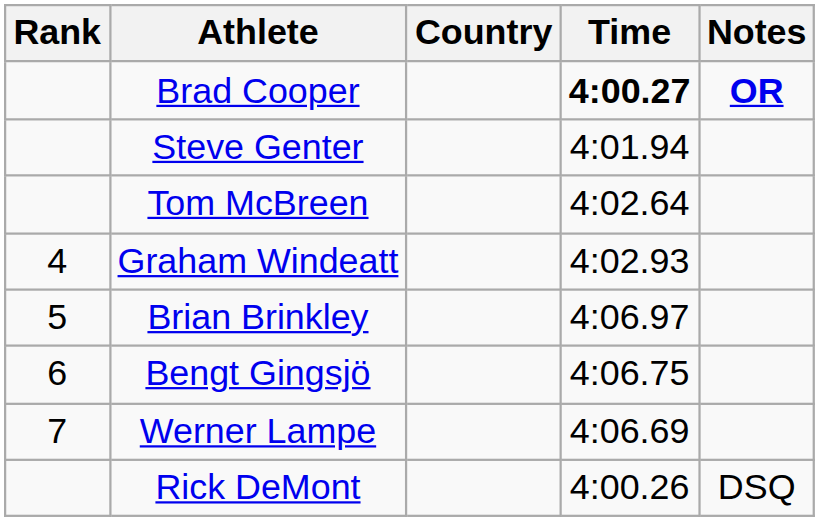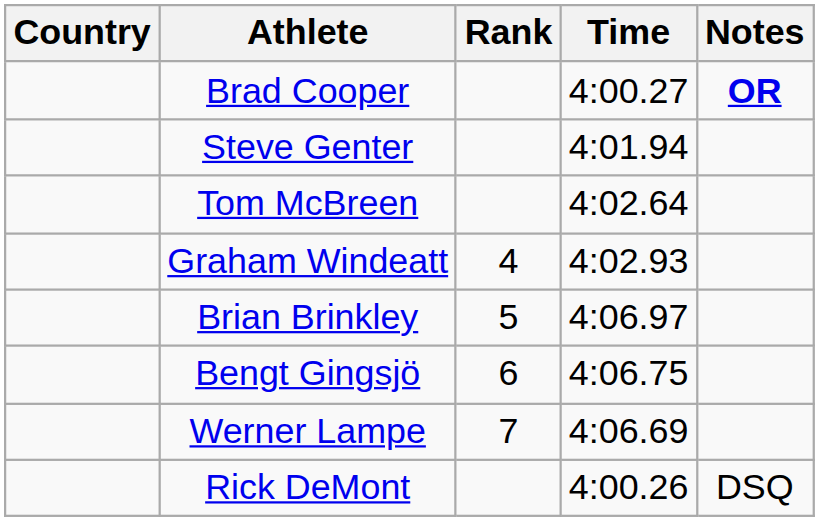columns swapped: (57, 32) <-> (484, 32)
(630, 89) bold -> (629, 89) normal
